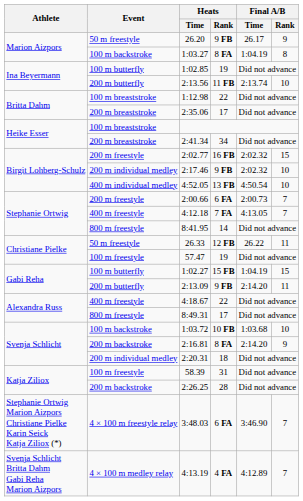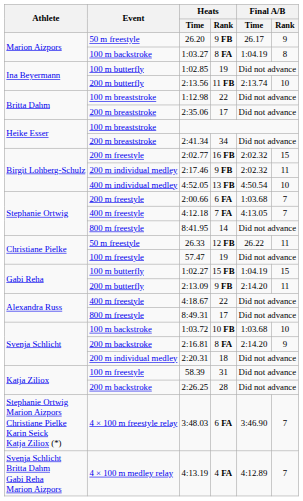(285, 170) 10 -> (285, 170) 11
(254, 199) 2:00.73 -> (254, 199) 1:03.68
